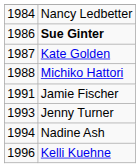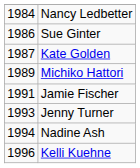(72, 34) bold -> (71, 34) normal
- row: (21, 73)
+ row: (21, 73)
